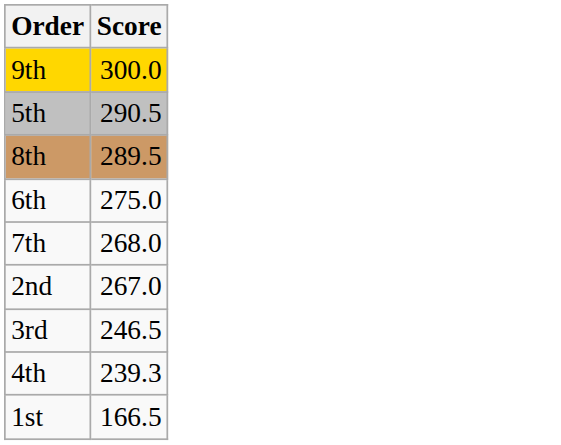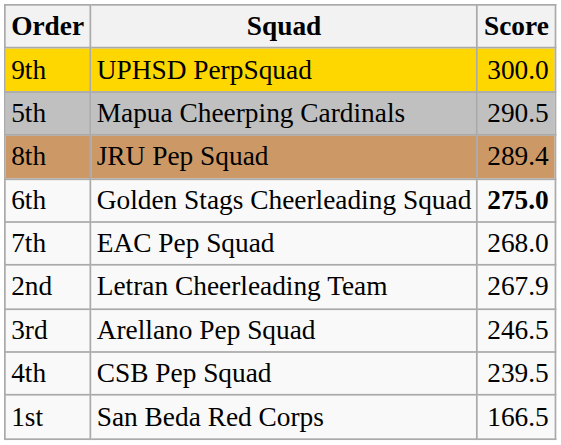+ column: (284, 26)
(131, 156) 289.5 -> (518, 156) 289.4
(131, 199) normal -> (518, 199) bold
(131, 286) 267.0 -> (518, 286) 267.9
(131, 373) 239.3 -> (518, 373) 239.5
